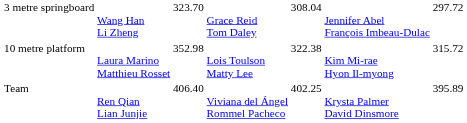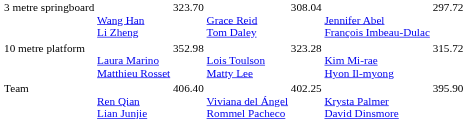(306, 48) 322.38 -> (306, 48) 323.28
(448, 88) 395.89 -> (448, 88) 395.90
